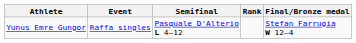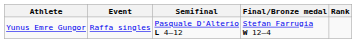columns swapped: (307, 11) <-> (252, 11)
